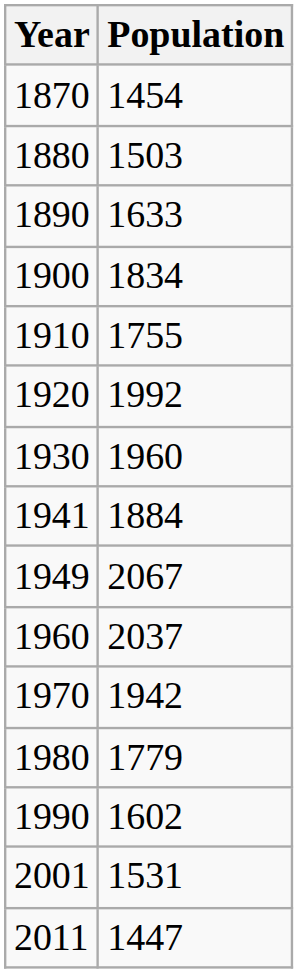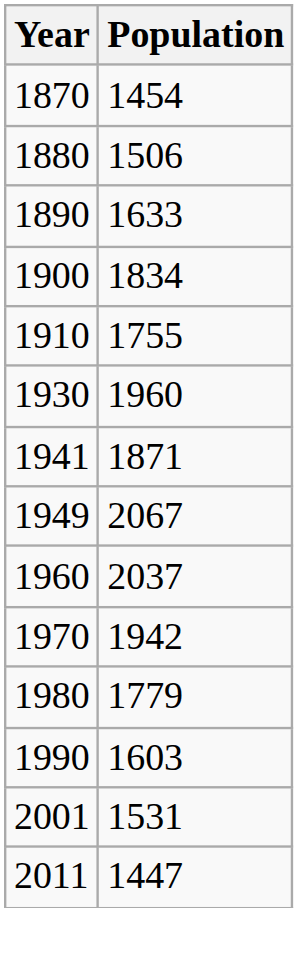(145, 154) 1503 -> (145, 154) 1506
- row: (52, 395)
(145, 515) 1884 -> (145, 455) 1871
(145, 816) 1602 -> (145, 756) 1603
